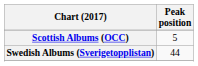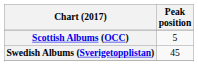(175, 53) 44 -> (175, 53) 45
